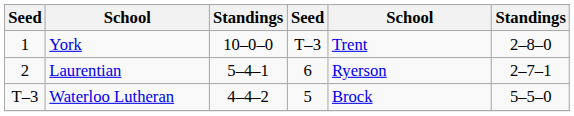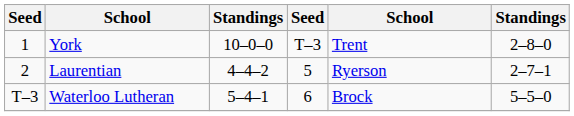(248, 70) 5–4–1 -> (248, 70) 4–4–2
(308, 70) 6 -> (308, 70) 5
(248, 96) 4–4–2 -> (248, 96) 5–4–1
(308, 96) 5 -> (308, 96) 6
